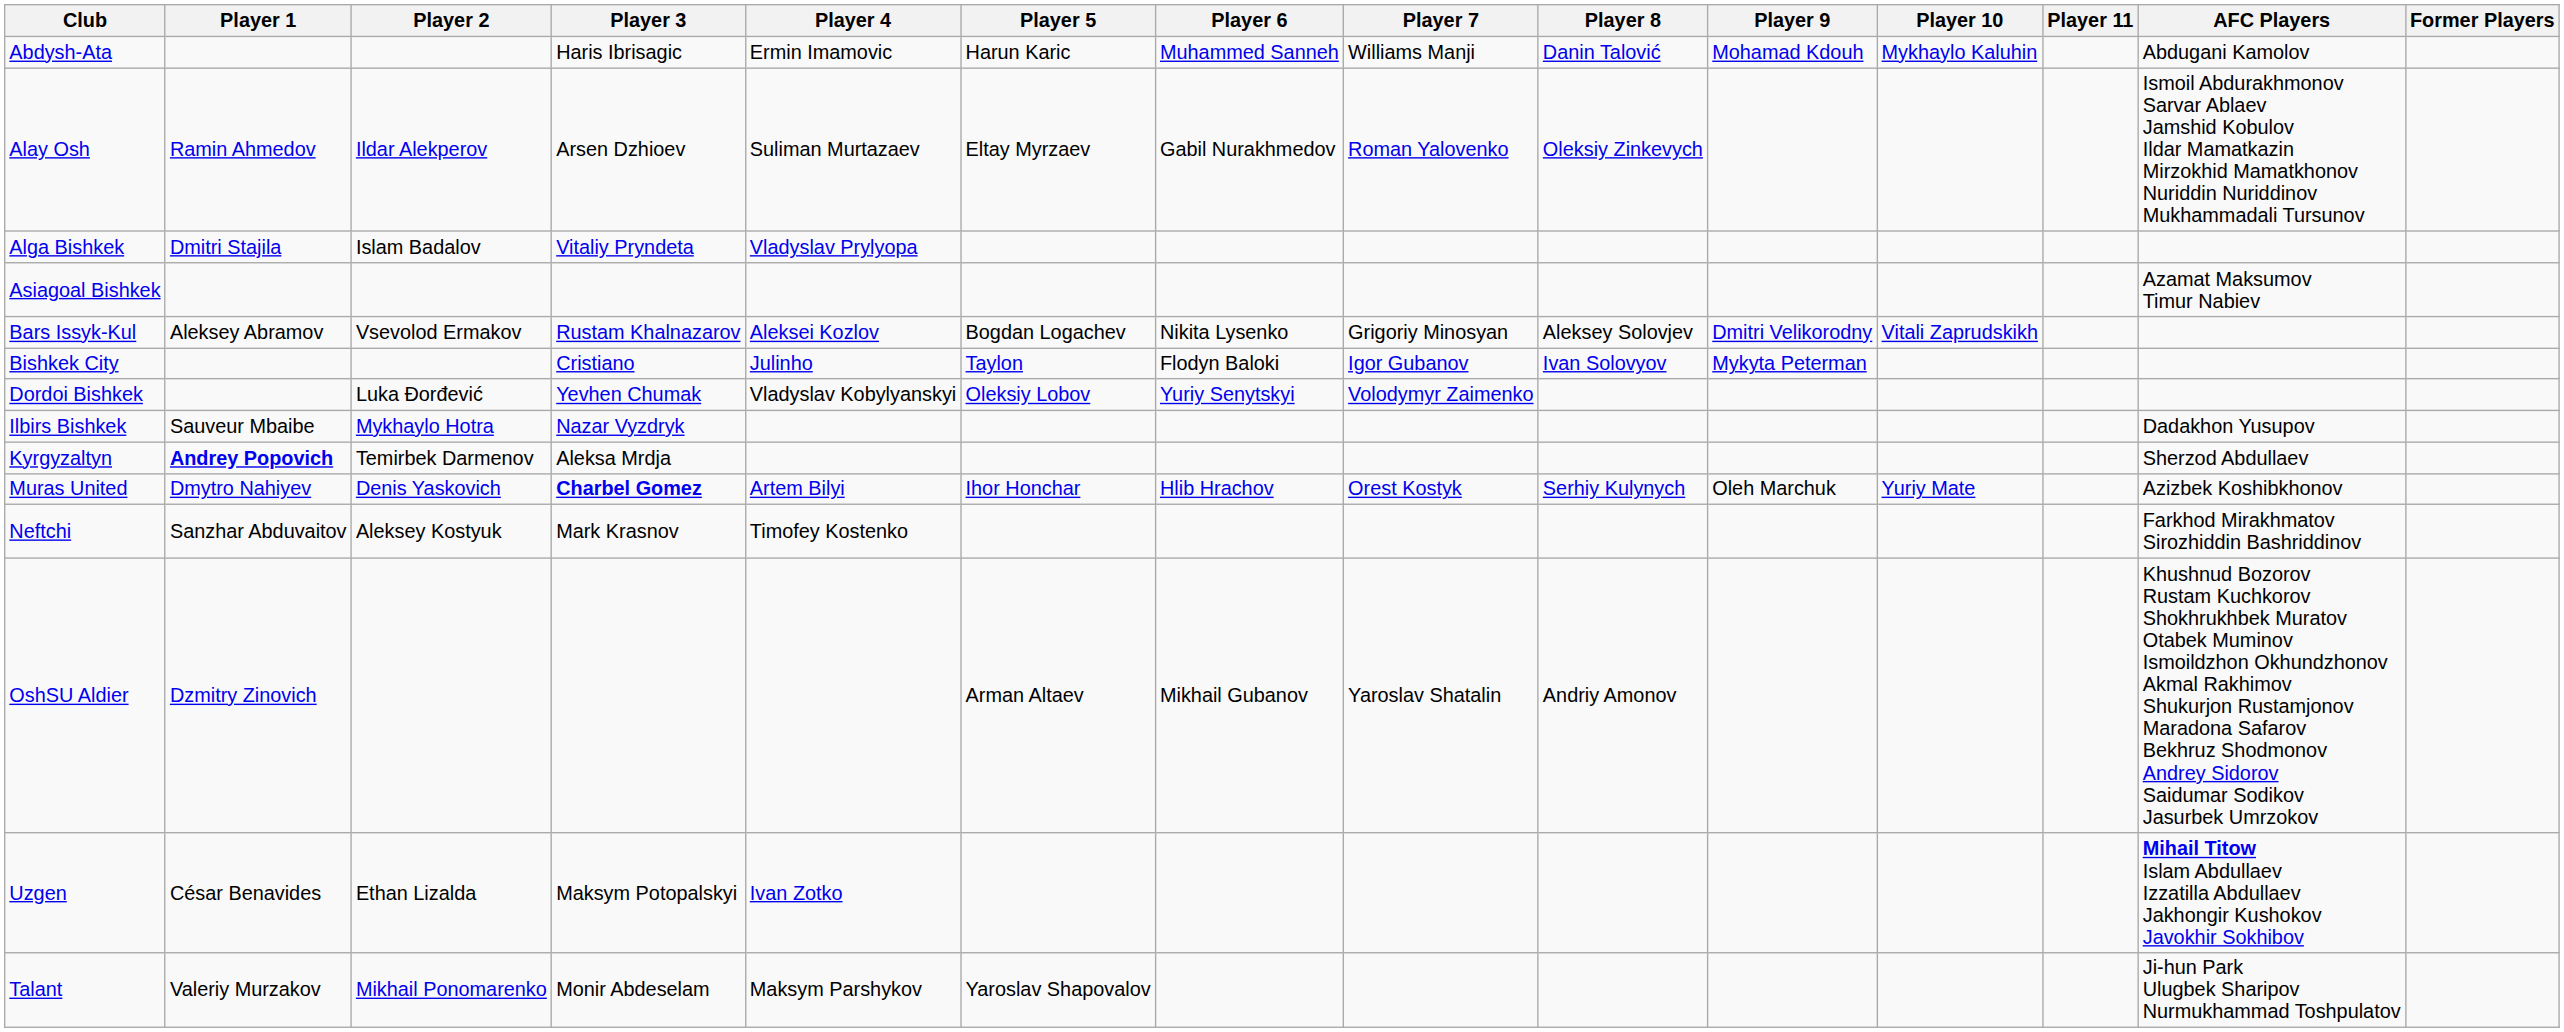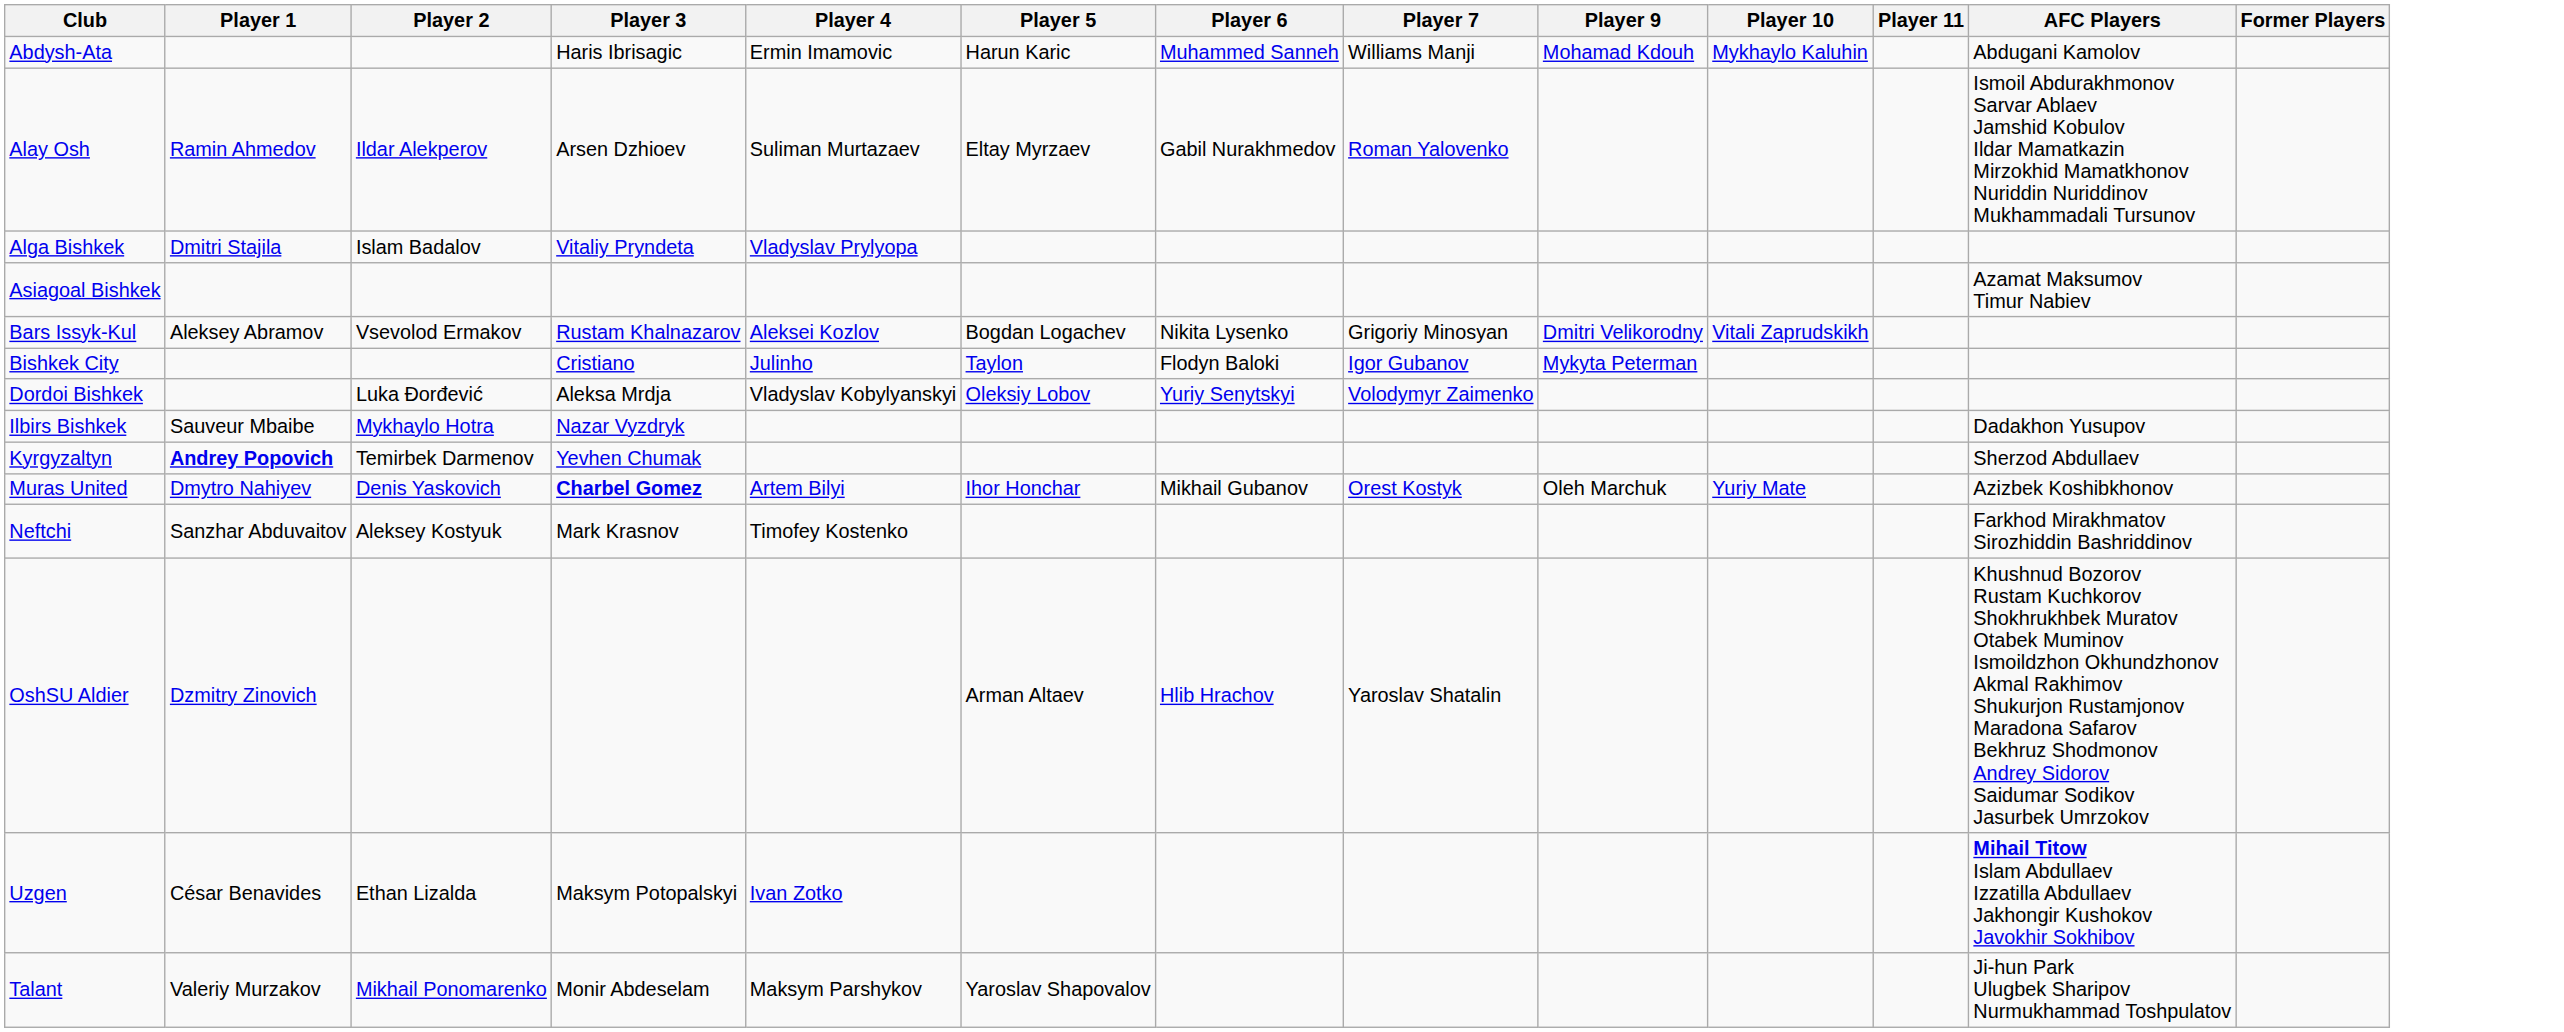- column: (1623, 21)
(629, 395) Yevhen Chumak -> (614, 395) Aleksa Mrdja
(614, 458) Aleksa Mrdja -> (629, 458) Yevhen Chumak
(1217, 489) Hlib Hrachov -> (1234, 489) Mikhail Gubanov
(1234, 696) Mikhail Gubanov -> (1217, 696) Hlib Hrachov
